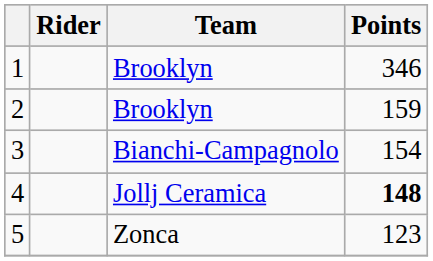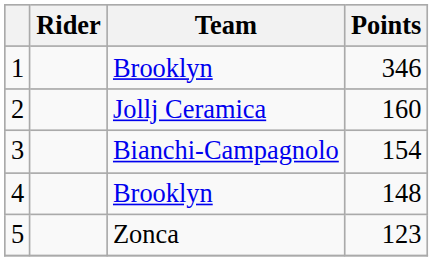(163, 109) Brooklyn -> (190, 109) Jollj Ceramica
(402, 109) 159 -> (402, 109) 160
(190, 192) Jollj Ceramica -> (163, 192) Brooklyn
(402, 192) bold -> (402, 192) normal
